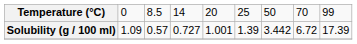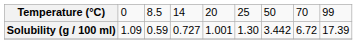(157, 30) 0.57 -> (157, 30) 0.59
(248, 30) 1.39 -> (248, 30) 1.30
